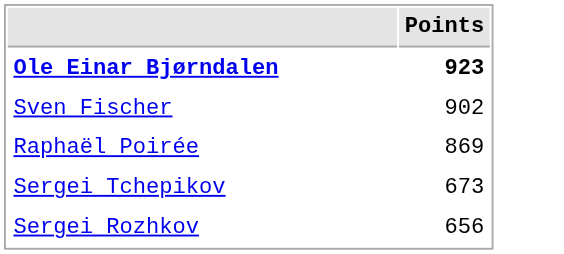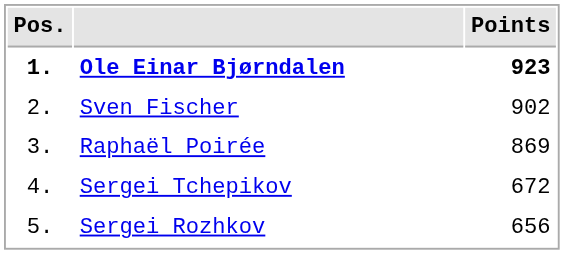+ column: (40, 27)
(464, 187) 673 -> (531, 187) 672
